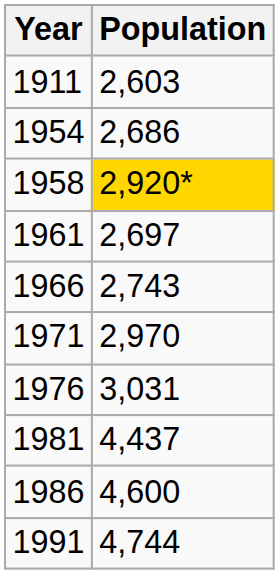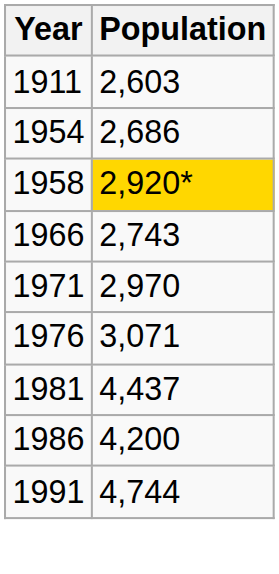- row: (48, 235)
(140, 388) 3,031 -> (140, 337) 3,071
(140, 491) 4,600 -> (140, 440) 4,200
